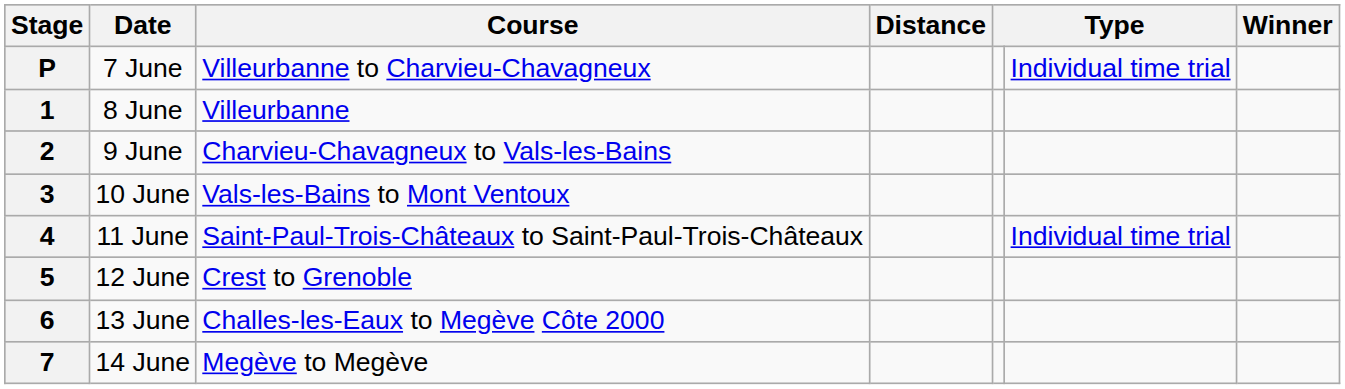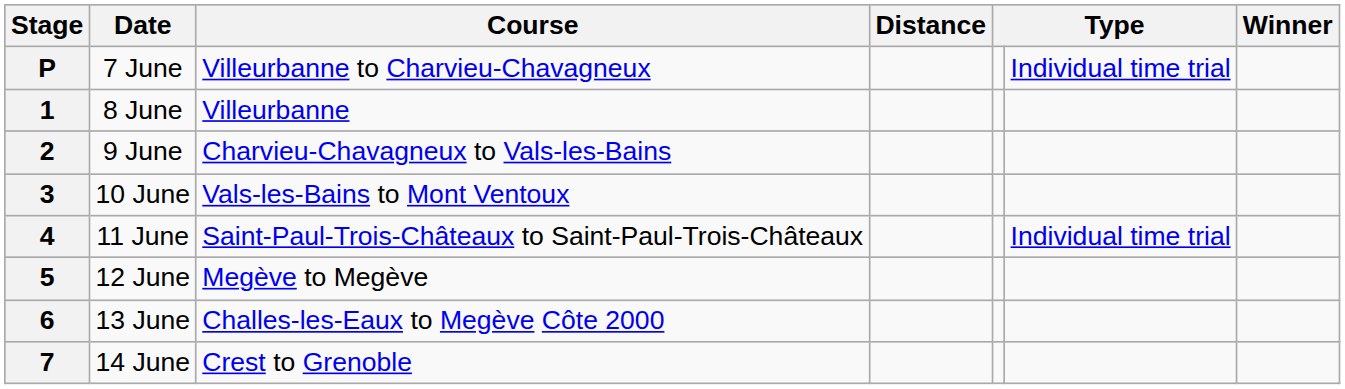(307, 278) Crest to Grenoble -> (315, 278) Megève to Megève
(315, 362) Megève to Megève -> (307, 362) Crest to Grenoble
